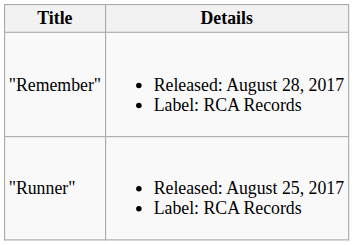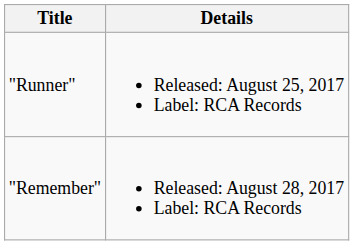rows swapped: (42, 188) <-> (55, 84)
